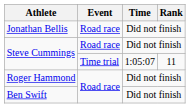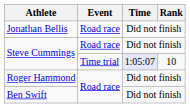(140, 62) no background -> (140, 62) lavender background
(171, 62) 11 -> (171, 62) 10
